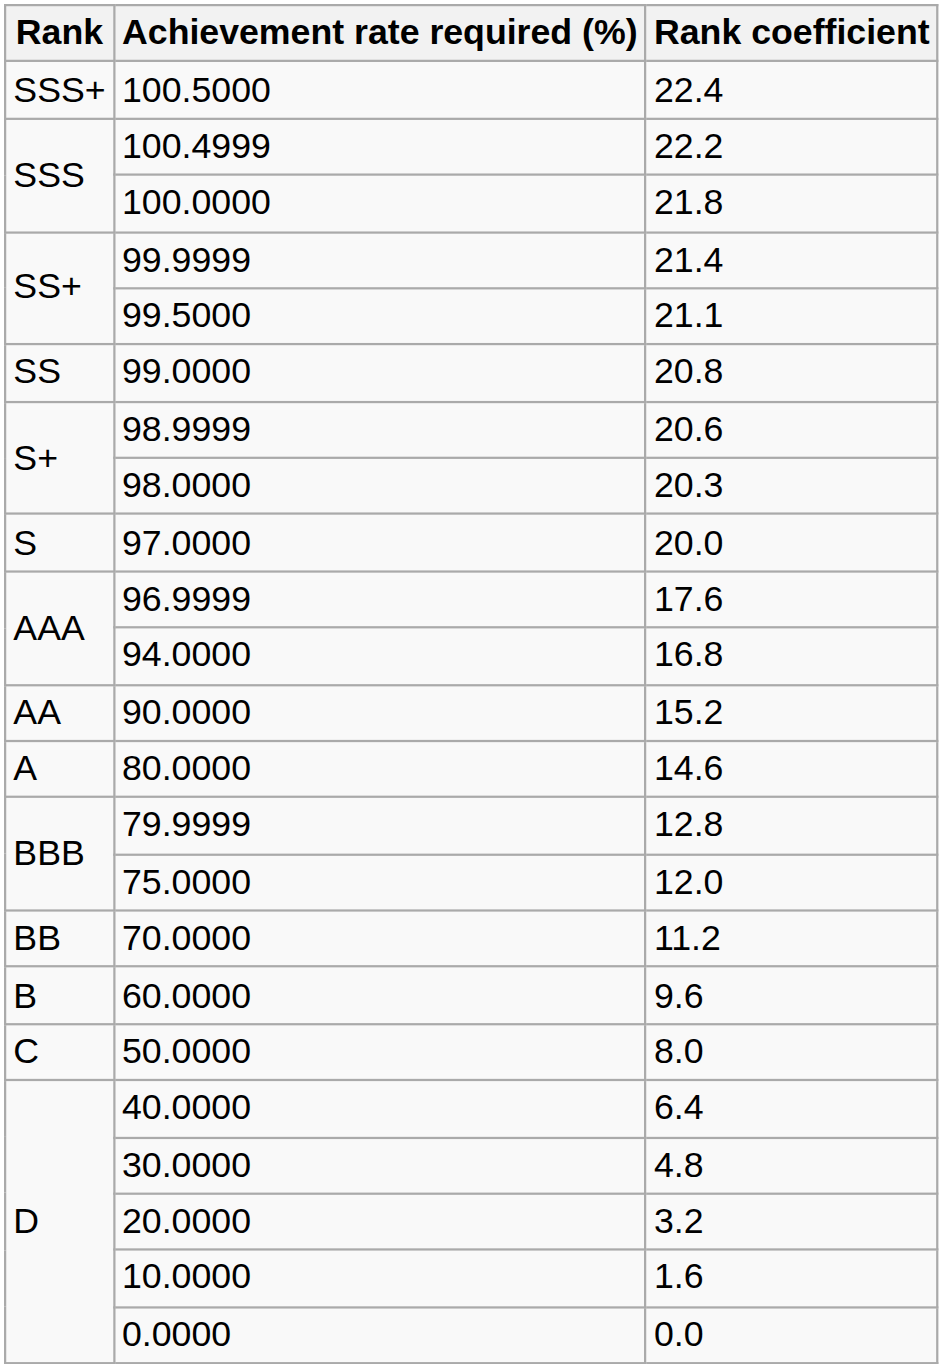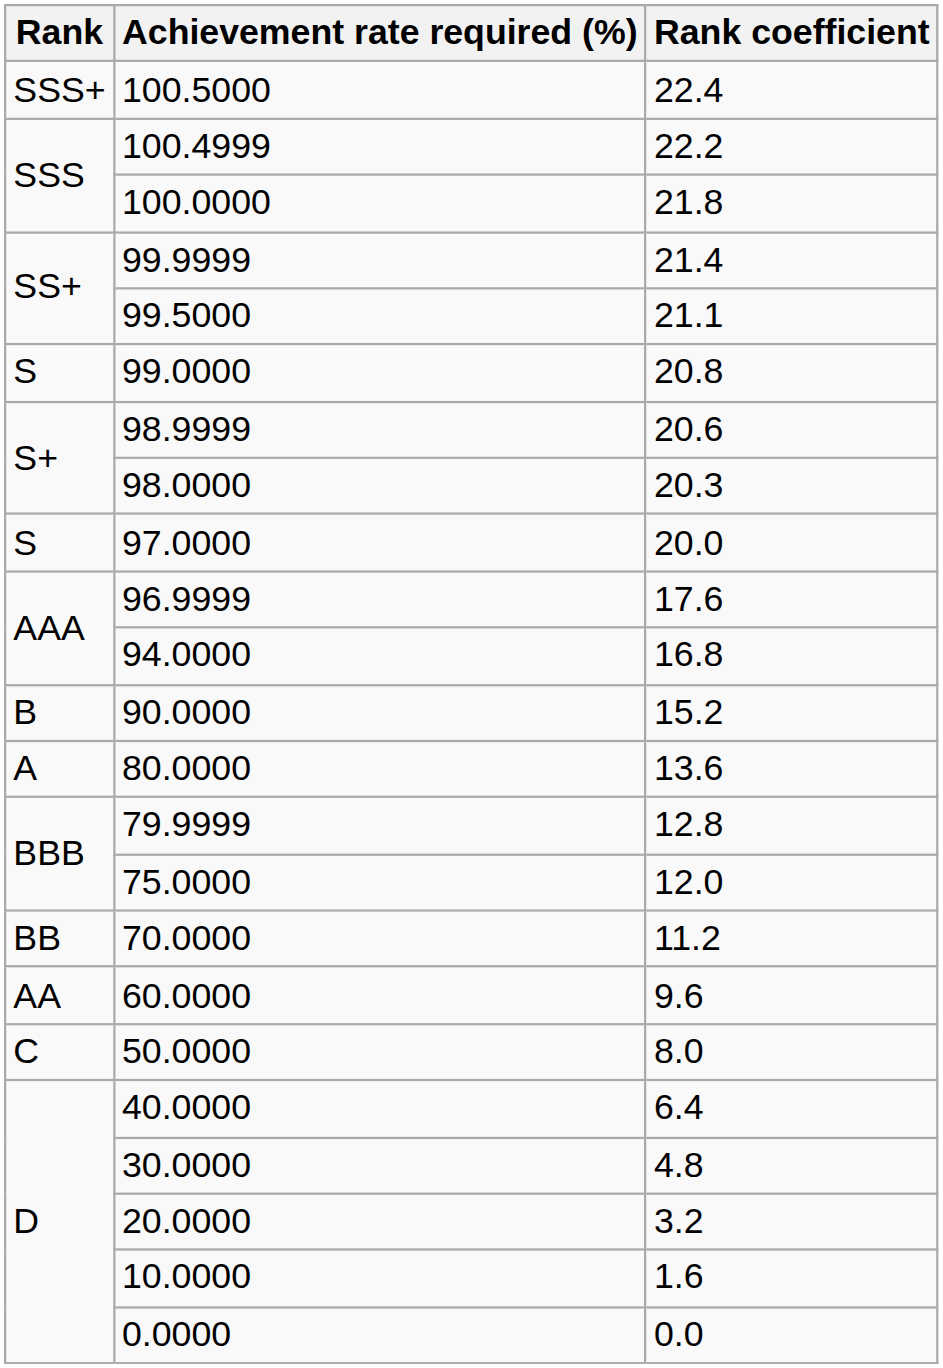(37, 372) SS -> (25, 372) S
(37, 711) AA -> (25, 711) B
(689, 768) 14.6 -> (689, 768) 13.6
(25, 994) B -> (37, 994) AA
